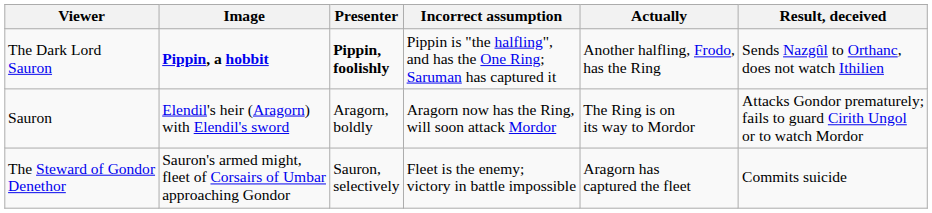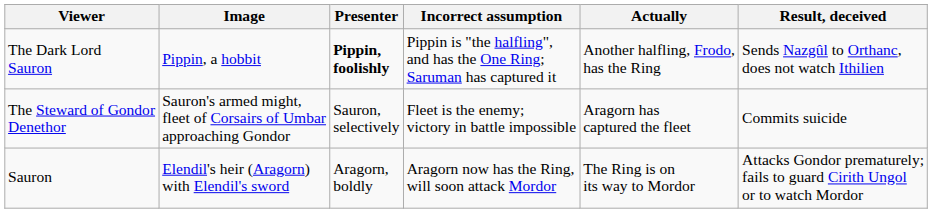(215, 58) bold -> (212, 58) normal
rows swapped: (82, 177) <-> (30, 118)
